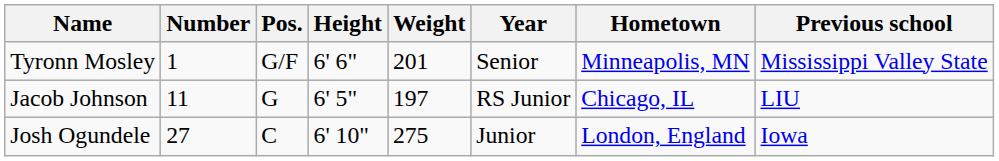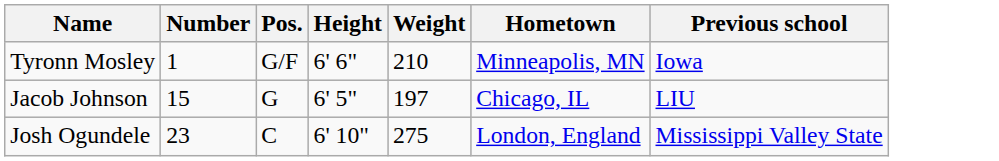- column: (523, 23)
(411, 60) 201 -> (411, 60) 210
(874, 60) Mississippi Valley State -> (679, 60) Iowa
(178, 98) 11 -> (178, 98) 15
(178, 135) 27 -> (178, 135) 23
(784, 135) Iowa -> (769, 135) Mississippi Valley State
